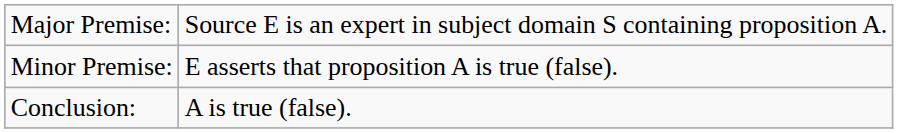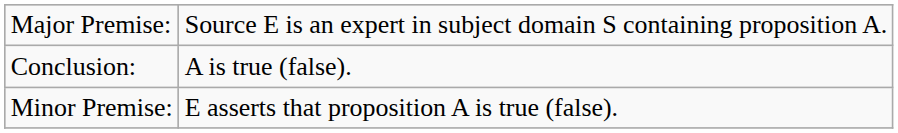rows swapped: (92, 66) <-> (73, 107)
